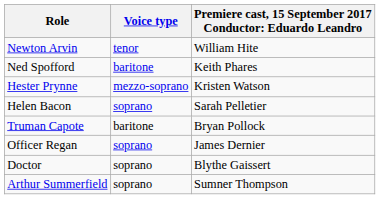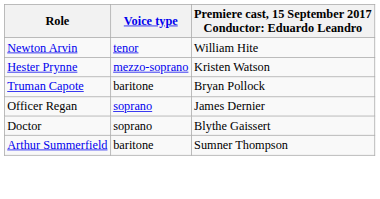- row: (41, 67)
- row: (39, 106)
(133, 184) soprano -> (133, 145) baritone
